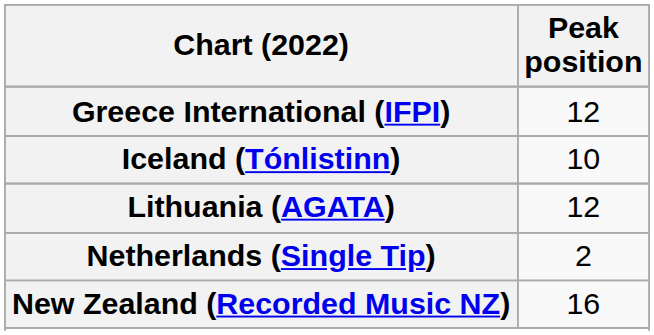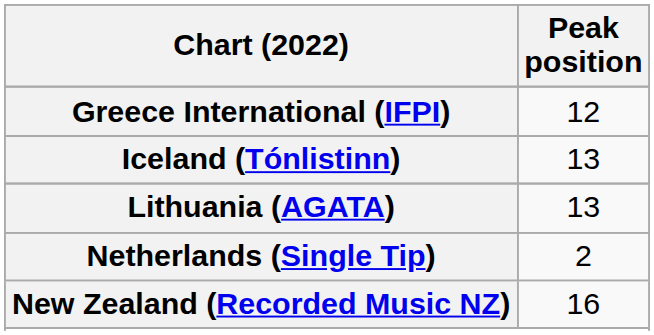(583, 159) 10 -> (583, 159) 13
(583, 207) 12 -> (583, 207) 13
